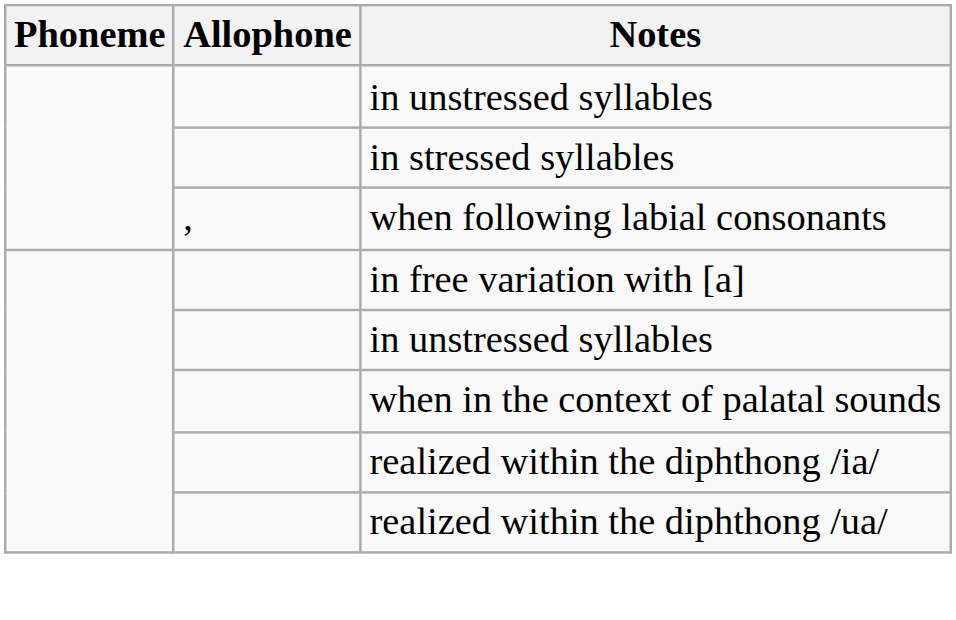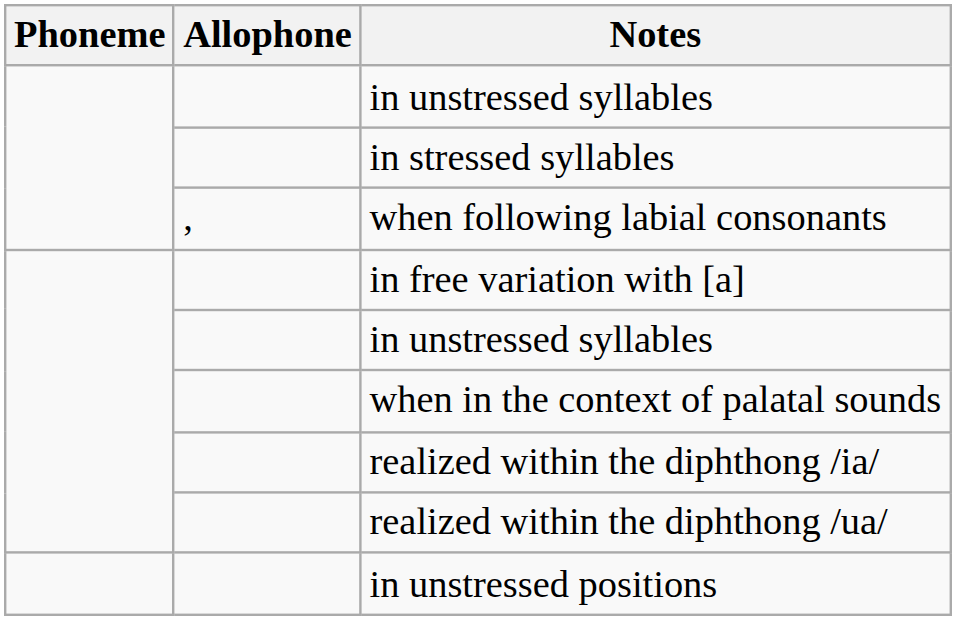+ row: (268, 584)
